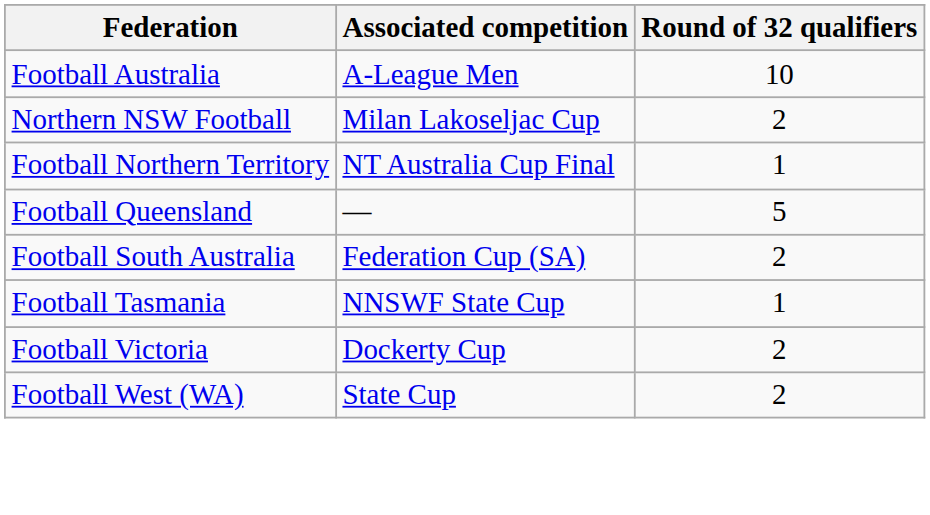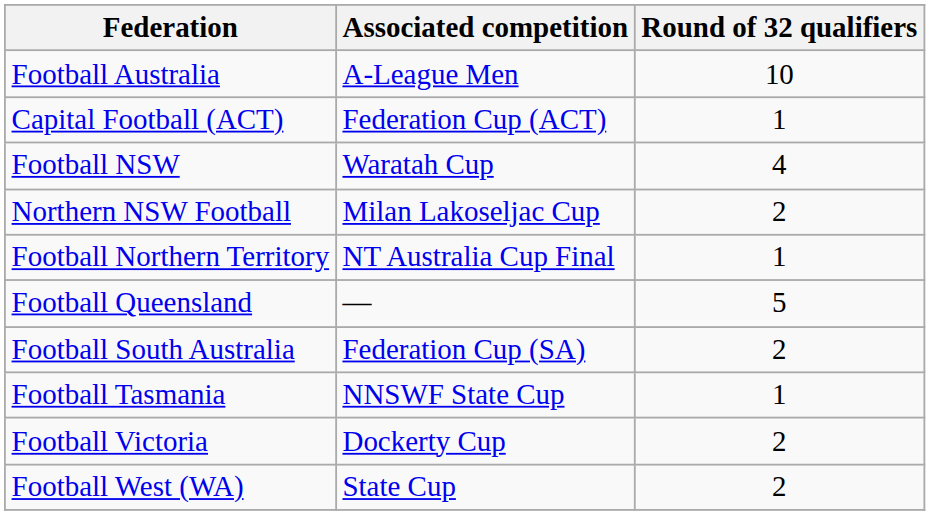+ row: (148, 119)
+ row: (96, 165)
